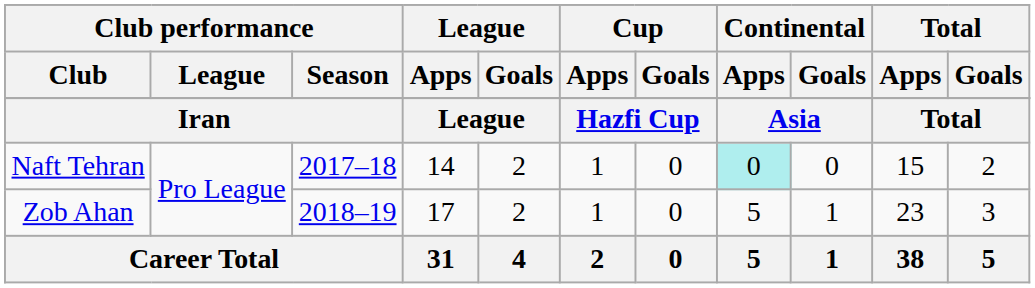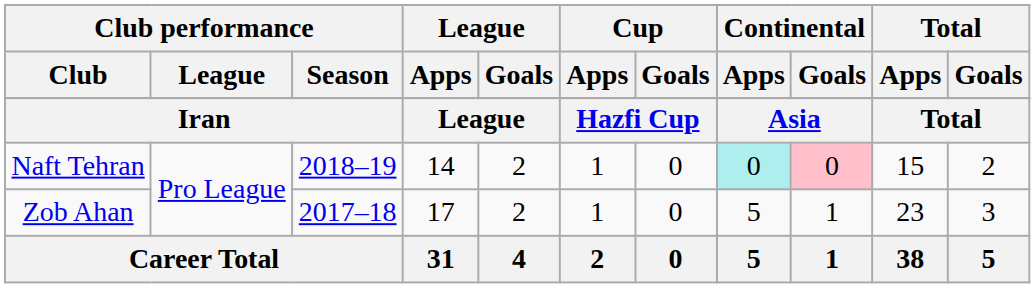(348, 166) 2017–18 -> (348, 166) 2018–19
(832, 166) no background -> (832, 166) pink background
(348, 212) 2018–19 -> (348, 212) 2017–18
